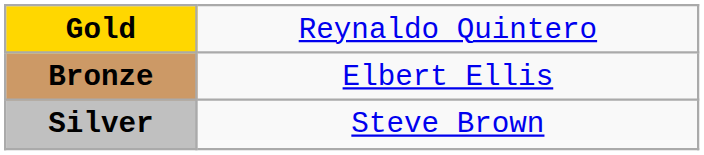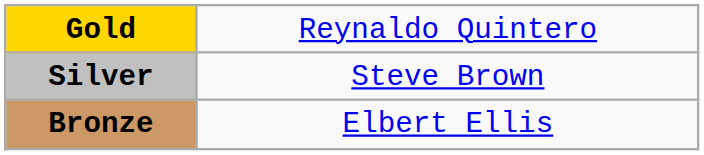rows swapped: (101, 124) <-> (101, 77)
